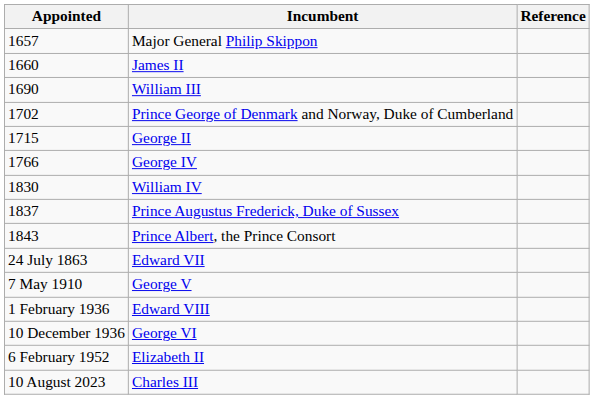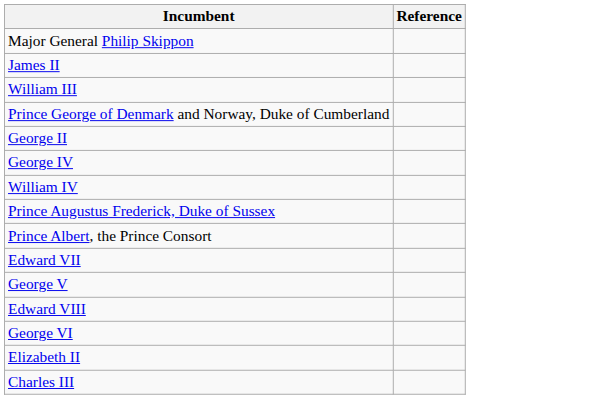- column: (66, 16)
